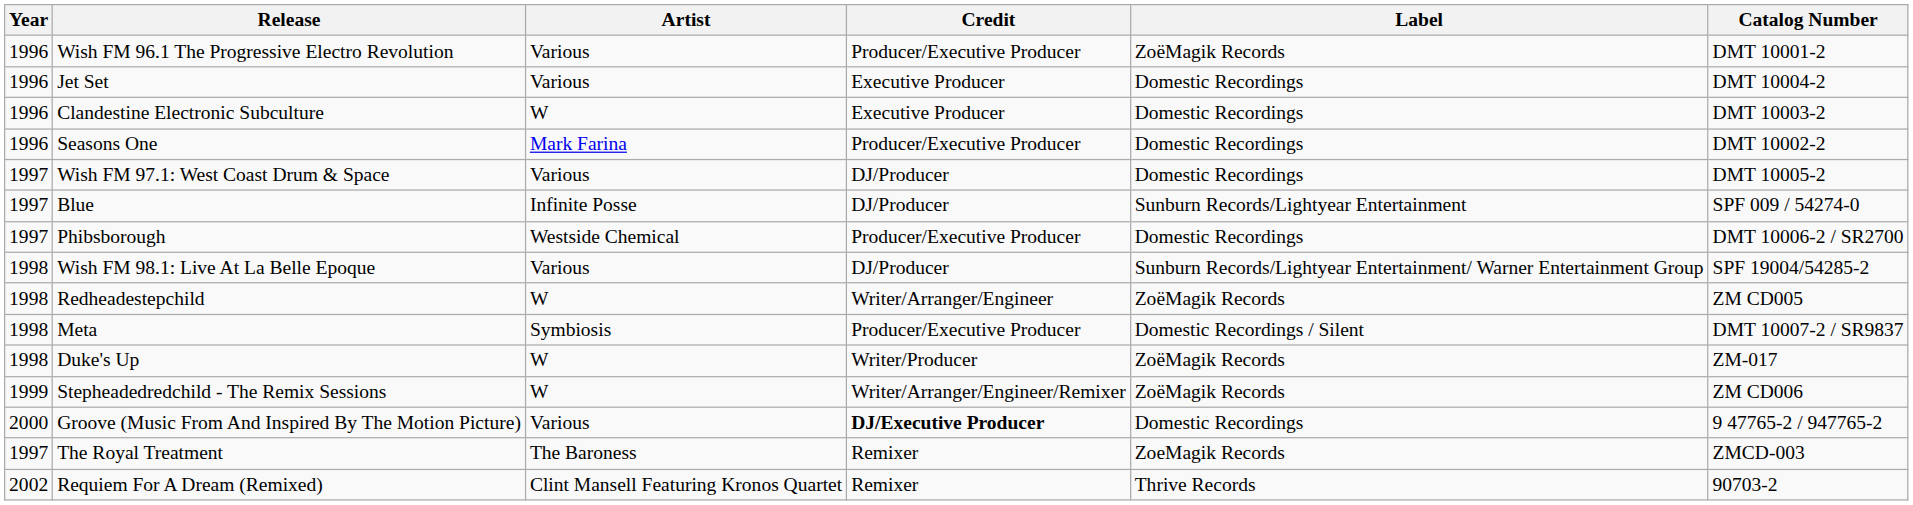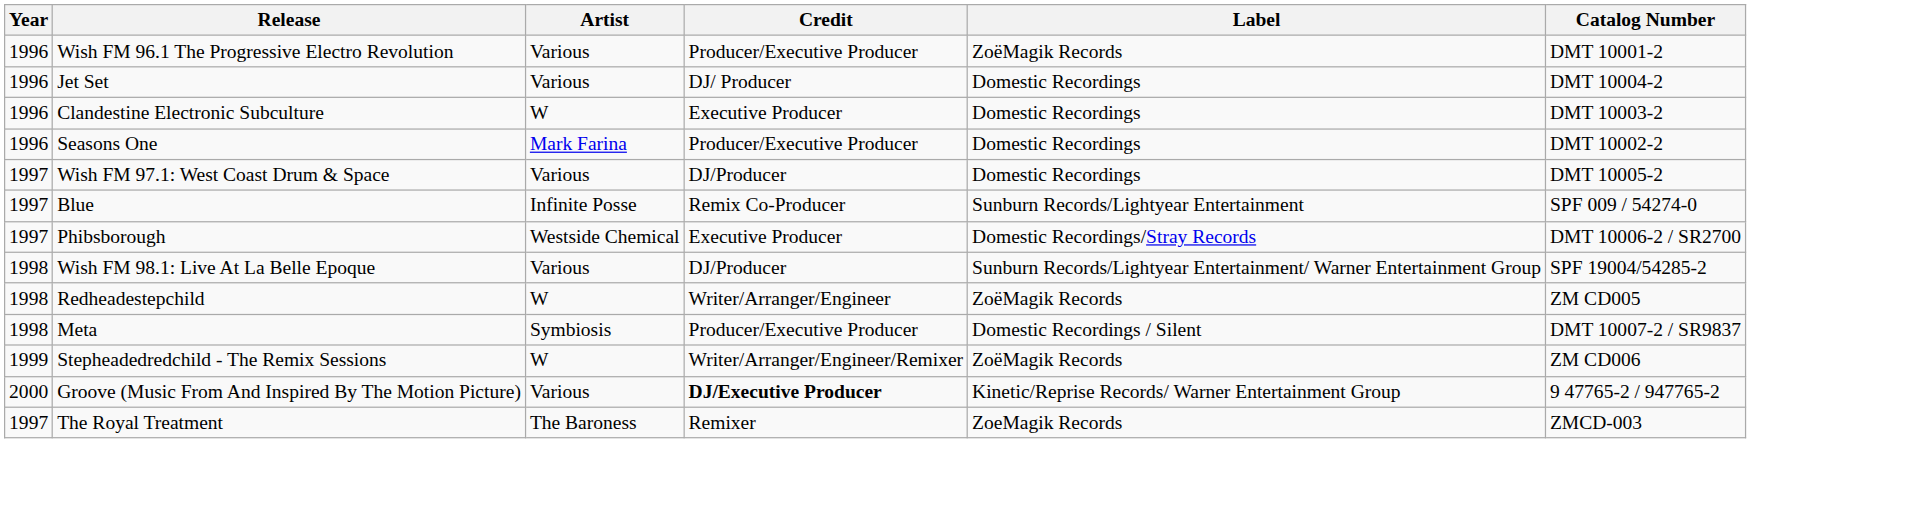(928, 81) Executive Producer -> (740, 81) DJ/ Producer
(900, 205) DJ/Producer -> (767, 205) Remix Co-Producer
(966, 236) Producer/Executive Producer -> (765, 236) Executive Producer
(1219, 236) Domestic Recordings -> (1114, 236) Domestic Recordings/Stray Records
- row: (98, 360)
(1219, 422) Domestic Recordings -> (1186, 391) Kinetic/Reprise Records/ Warner Entertainment Group
- row: (190, 484)
